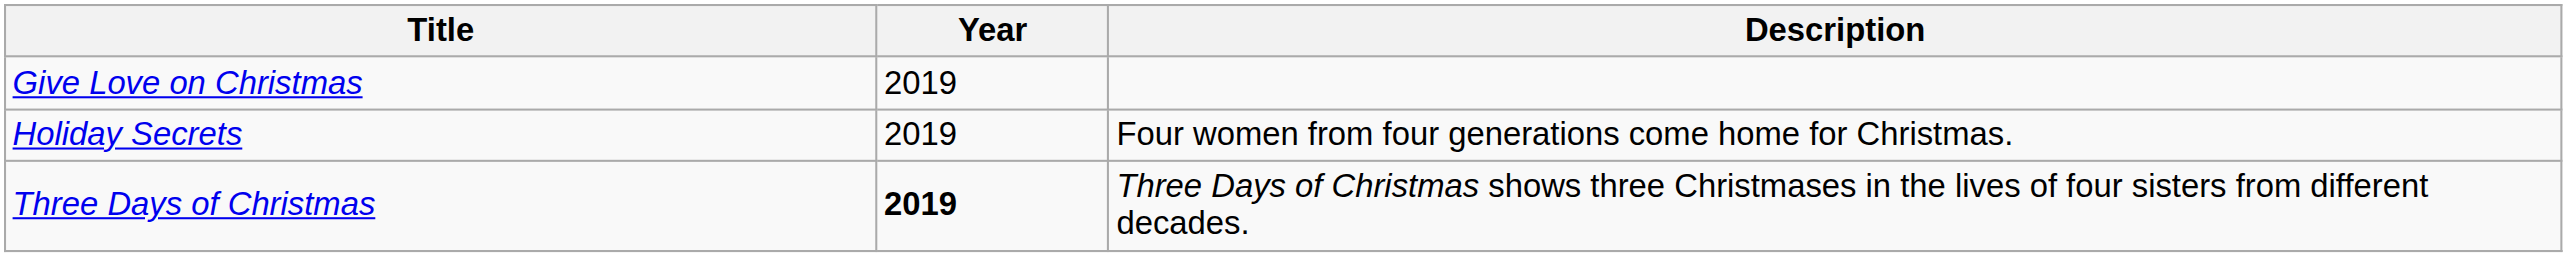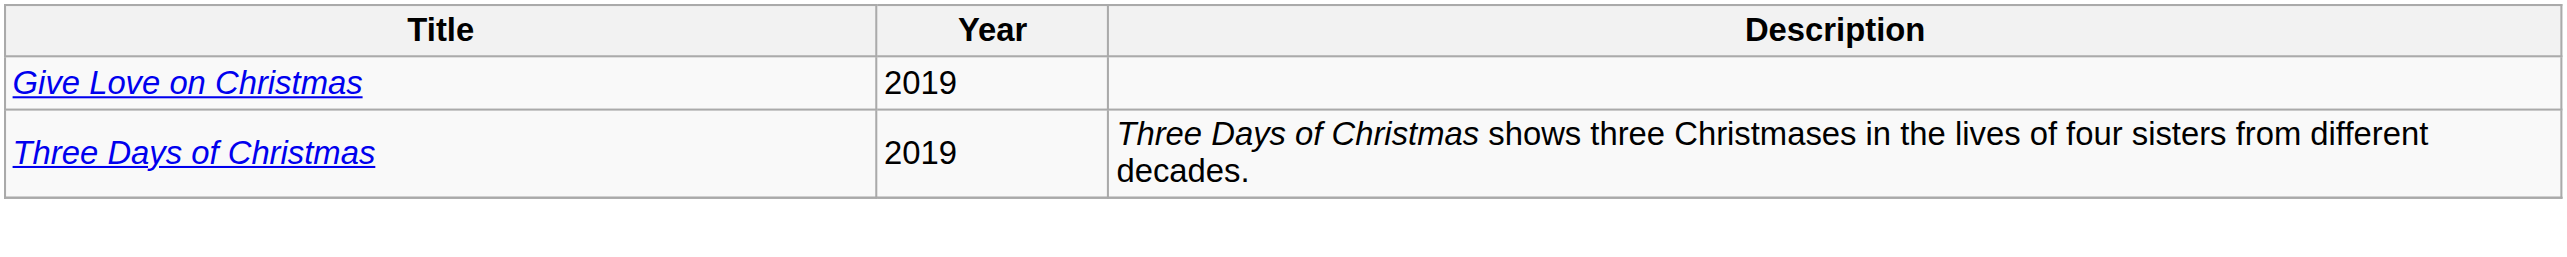- row: (127, 134)
(921, 205) bold -> (921, 152) normal
